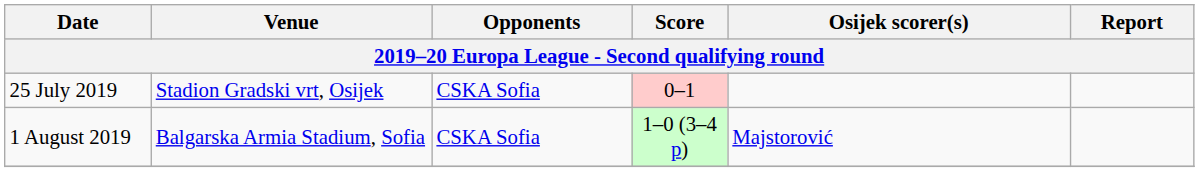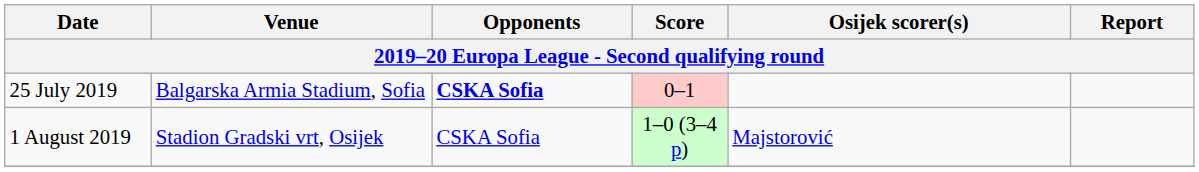(270, 90) Stadion Gradski vrt, Osijek -> (290, 90) Balgarska Armia Stadium, Sofia
(488, 90) normal -> (490, 90) bold
(290, 137) Balgarska Armia Stadium, Sofia -> (270, 137) Stadion Gradski vrt, Osijek
